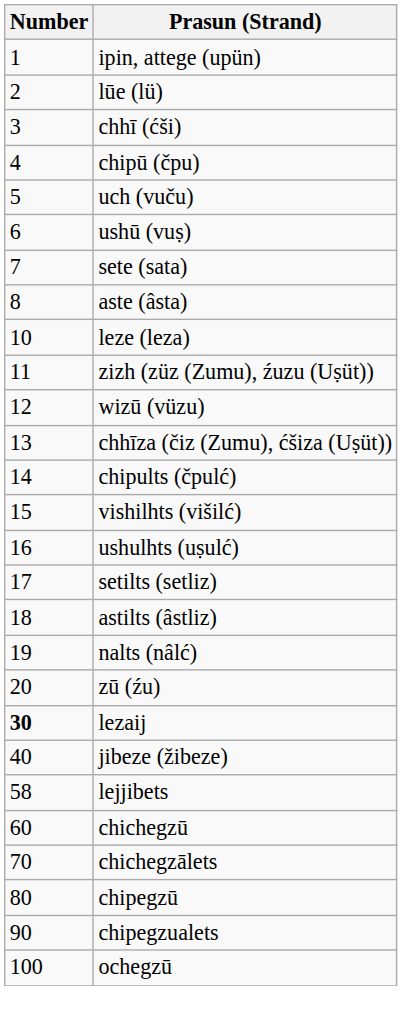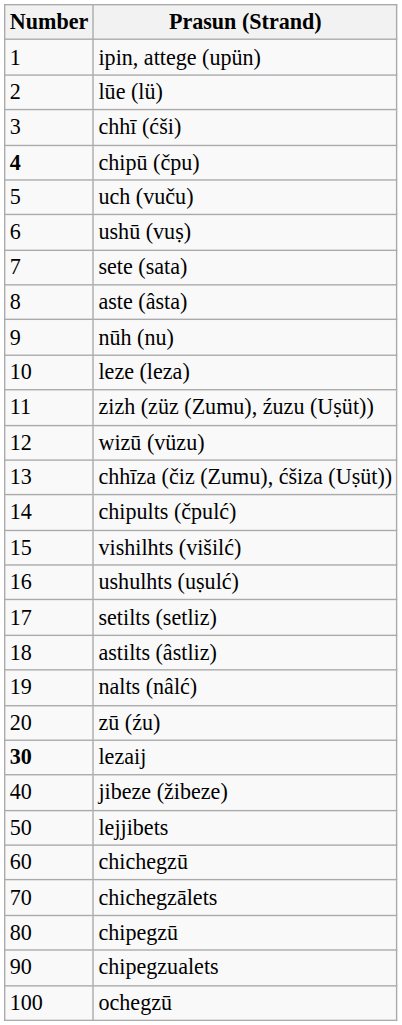(15, 162) normal -> (15, 162) bold
+ row: (136, 337)
(21, 792) 58 -> (21, 827) 50
